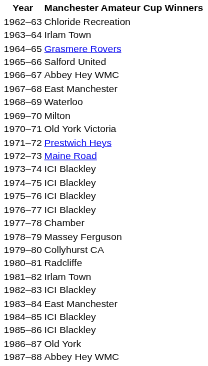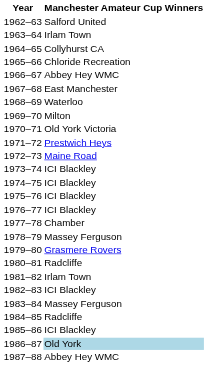(87, 21) Chloride Recreation -> (75, 21) Salford United
(83, 48) Grasmere Rovers -> (74, 48) Collyhurst CA
(75, 62) Salford United -> (87, 62) Chloride Recreation
(74, 250) Collyhurst CA -> (83, 250) Grasmere Rovers
(81, 303) East Manchester -> (83, 303) Massey Ferguson
(70, 317) ICI Blackley -> (63, 317) Radcliffe
(63, 344) no background -> (63, 344) lightblue background
